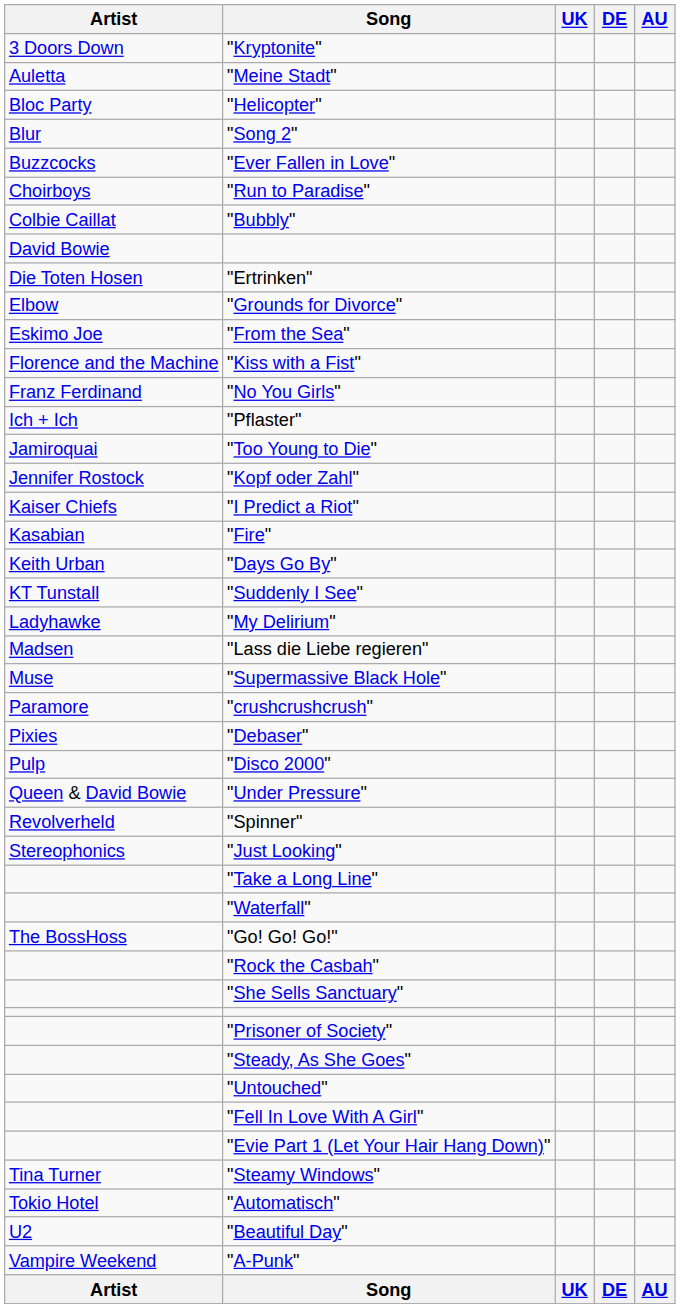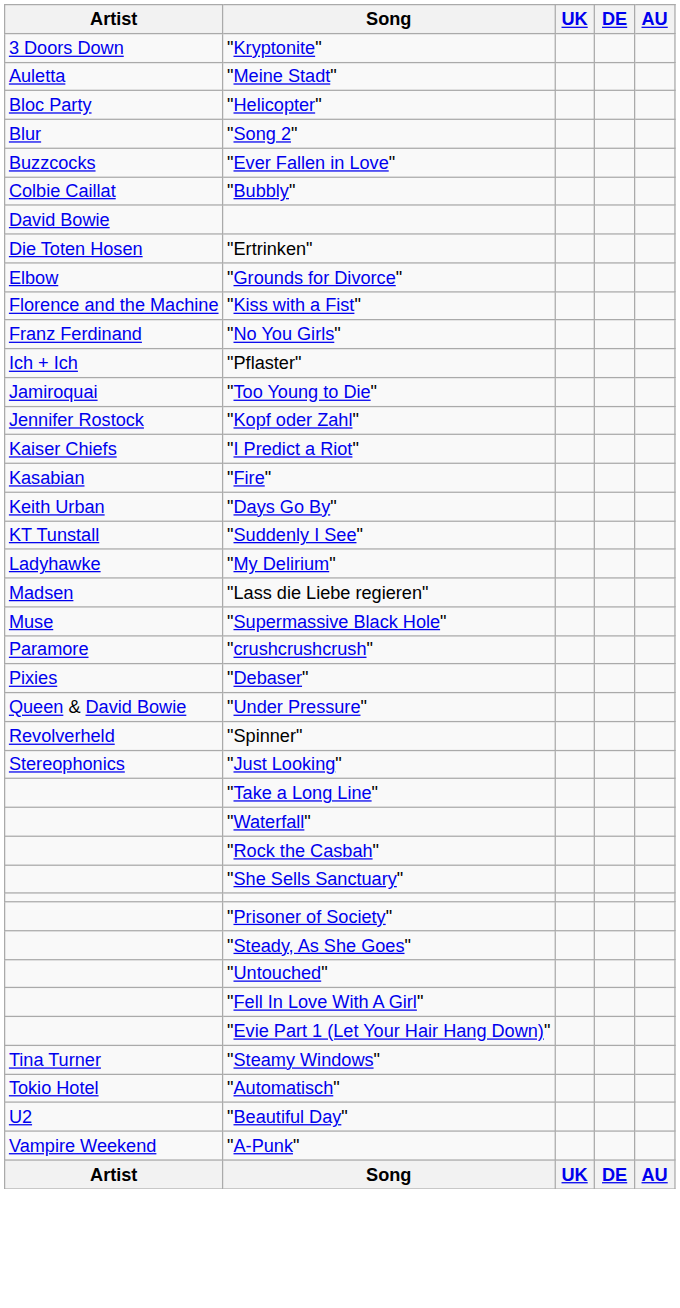- row: (50, 191)
- row: (56, 335)
- row: (27, 765)
- row: (68, 937)
